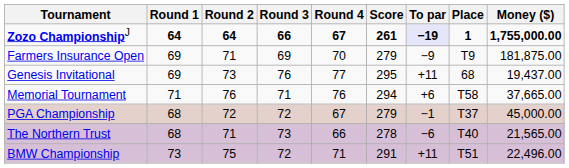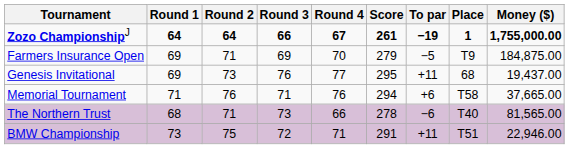(428, 35) lavender background -> (428, 35) no background
(428, 56) −9 -> (428, 56) −5
(531, 56) 181,875.00 -> (531, 56) 184,875.00
- row: (61, 114)
(534, 134) 21,565.00 -> (534, 114) 81,565.00
(534, 153) 22,496.00 -> (534, 134) 22,946.00
